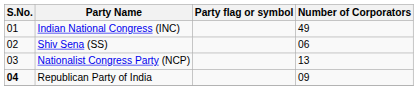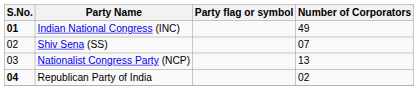(12, 28) normal -> (12, 28) bold
(304, 45) 06 -> (304, 45) 07
(304, 77) 09 -> (304, 77) 02
